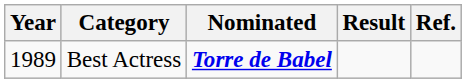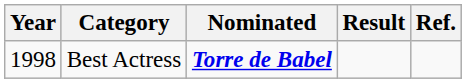(33, 59) 1989 -> (33, 59) 1998
